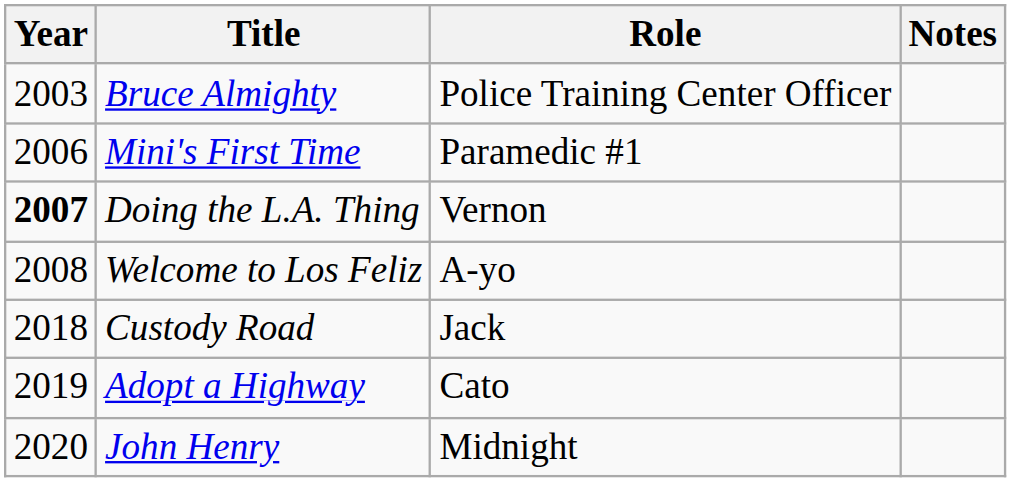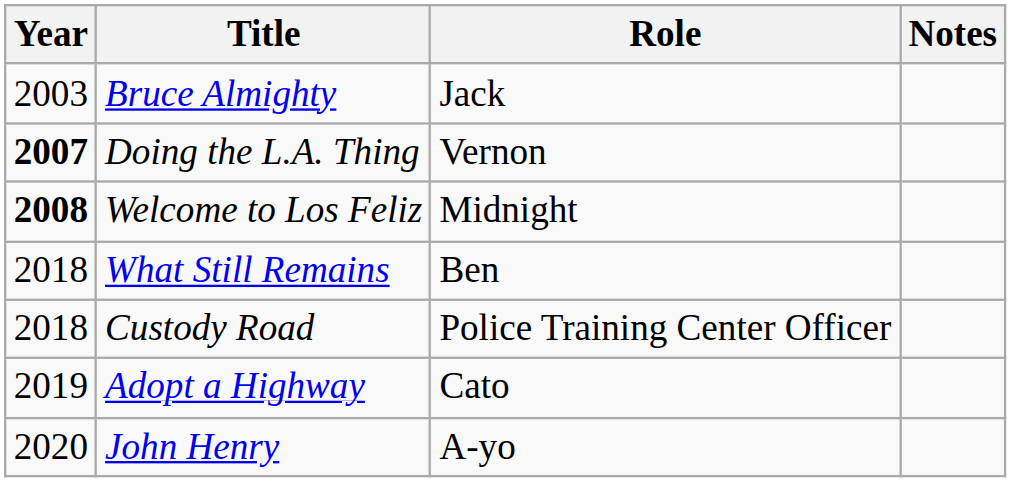(665, 92) Police Training Center Officer -> (472, 92) Jack
- row: (233, 151)
(51, 269) normal -> (51, 210) bold
(478, 269) A-yo -> (508, 210) Midnight
+ row: (247, 269)
(472, 328) Jack -> (665, 328) Police Training Center Officer
(508, 446) Midnight -> (478, 446) A-yo
